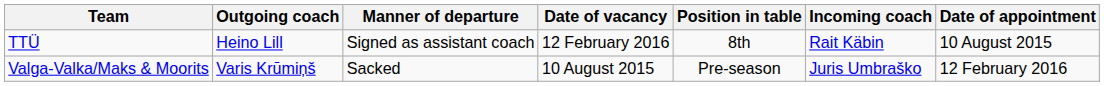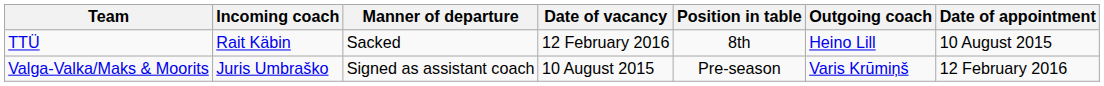columns swapped: (278, 17) <-> (871, 17)
(441, 42) Signed as assistant coach -> (374, 42) Sacked
(374, 68) Sacked -> (441, 68) Signed as assistant coach
